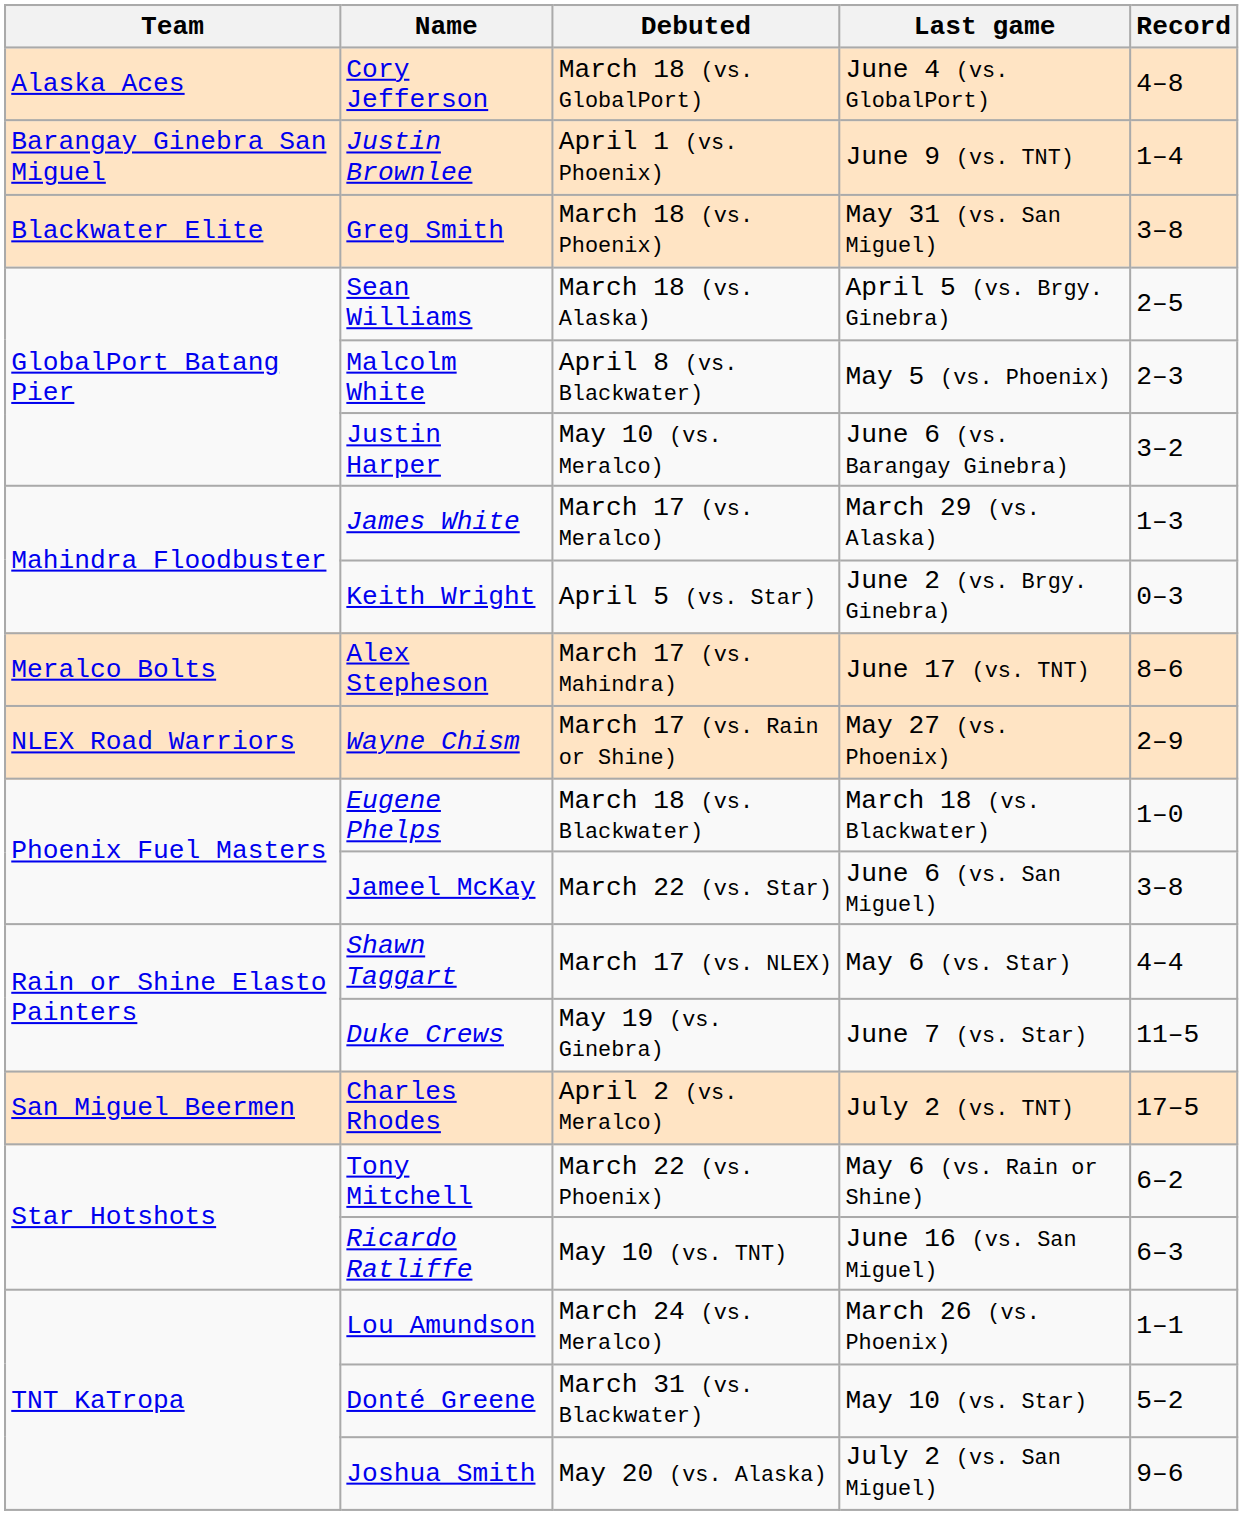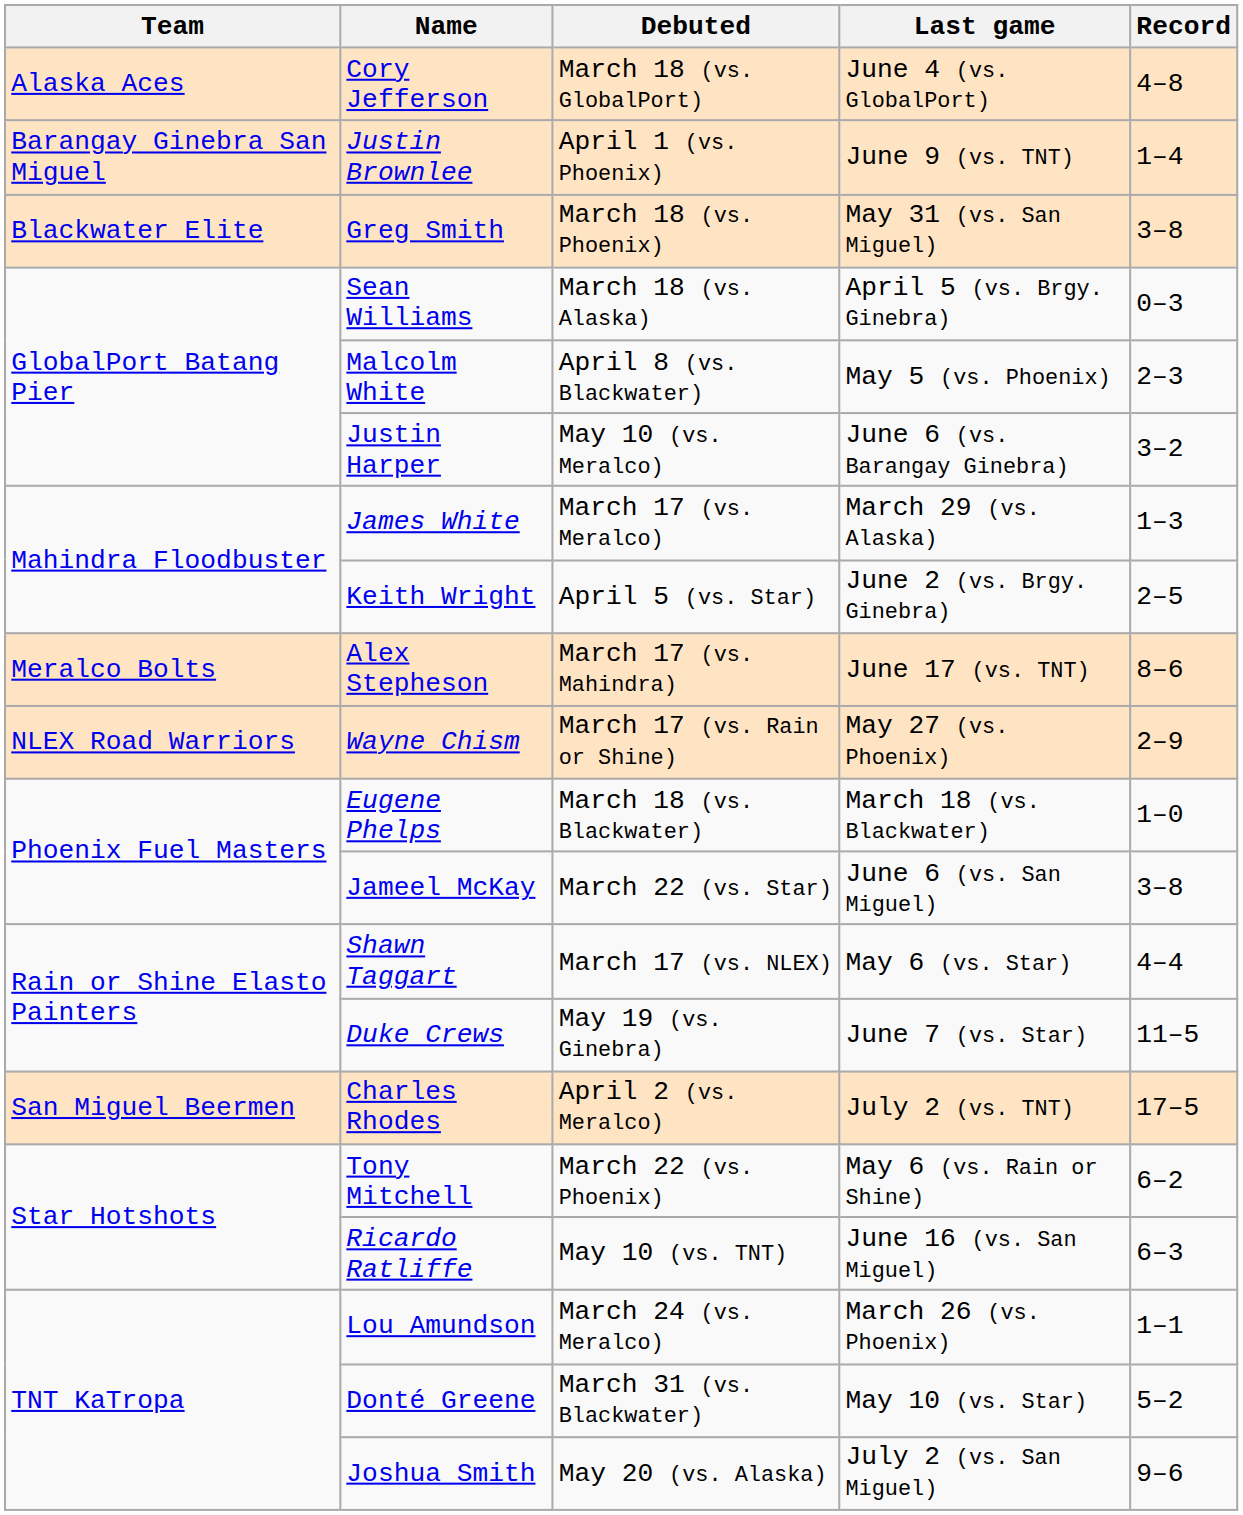(1160, 304) 2–5 -> (1160, 304) 0–3
(1160, 596) 0–3 -> (1160, 596) 2–5
